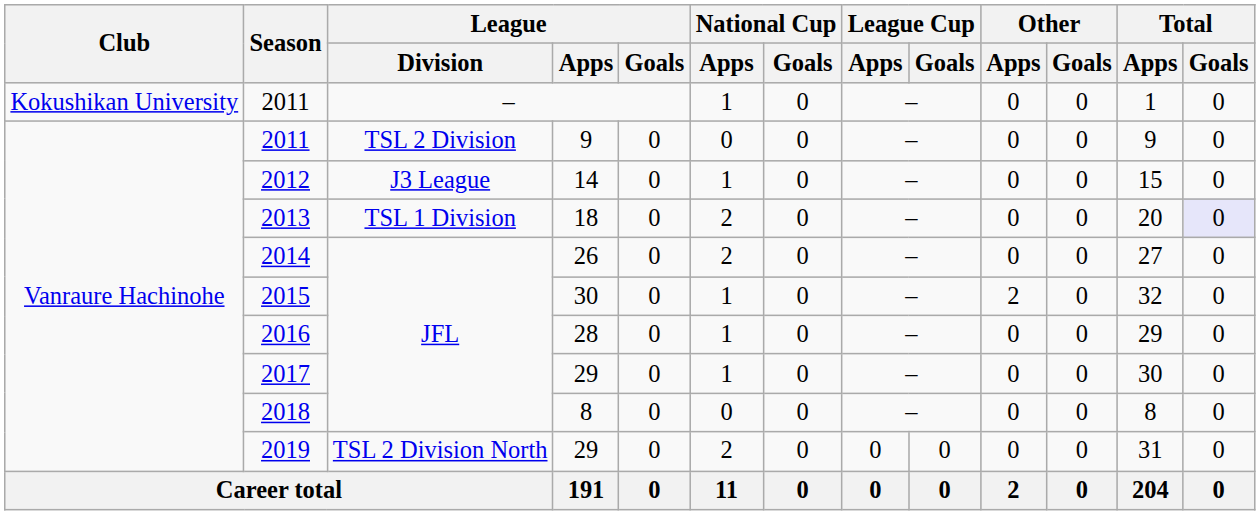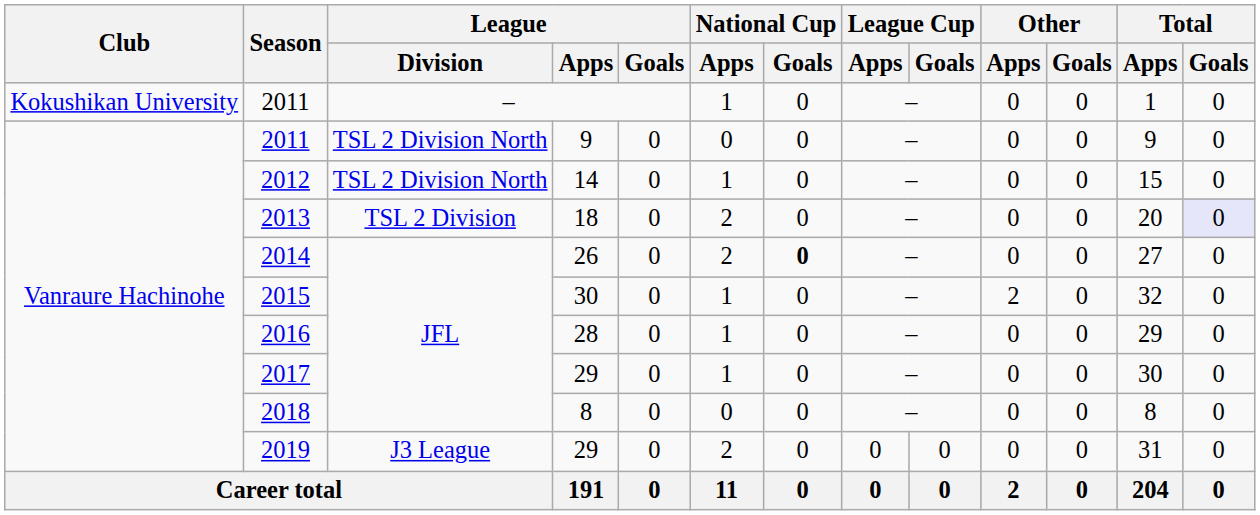(440, 140) TSL 2 Division -> (440, 140) TSL 2 Division North
(440, 179) J3 League -> (440, 179) TSL 2 Division North
(440, 218) TSL 1 Division -> (440, 218) TSL 2 Division
(803, 256) normal -> (803, 256) bold
(440, 450) TSL 2 Division North -> (440, 450) J3 League
